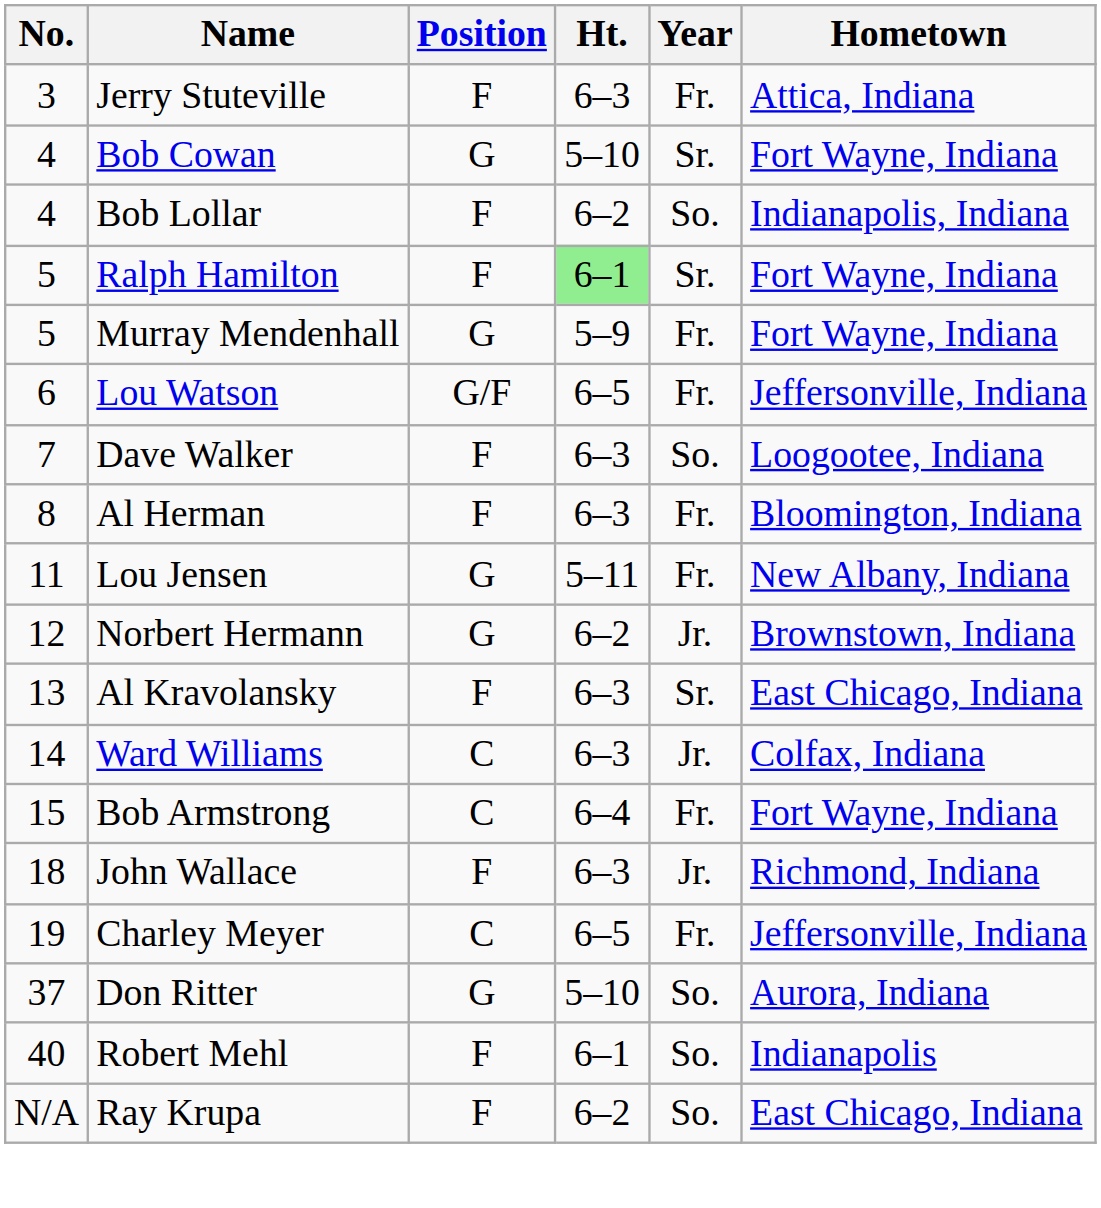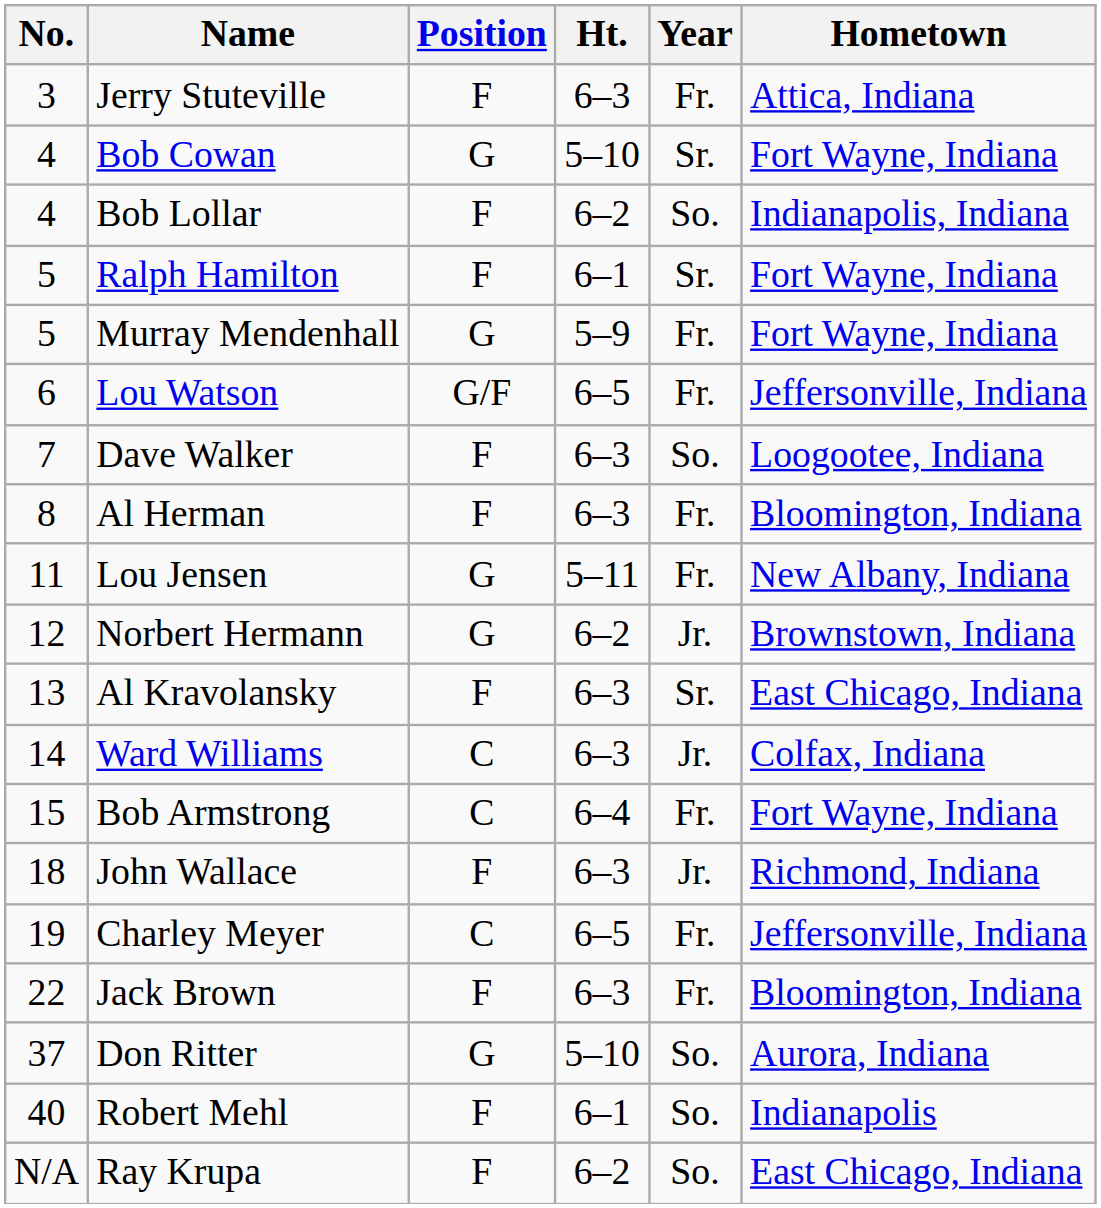(602, 273) lightgreen background -> (602, 273) no background
+ row: (186, 992)
